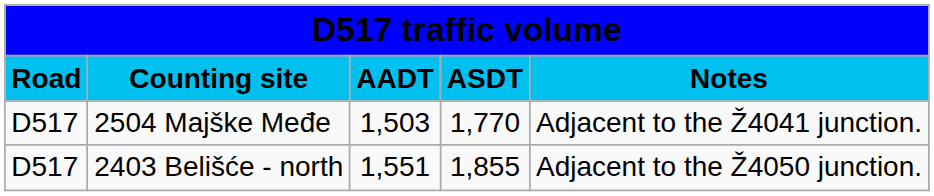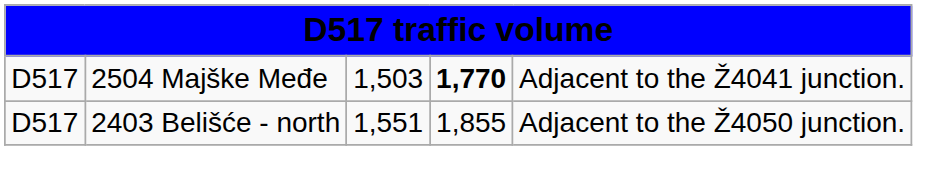- row: (219, 78)
(485, 122) normal -> (471, 78) bold
